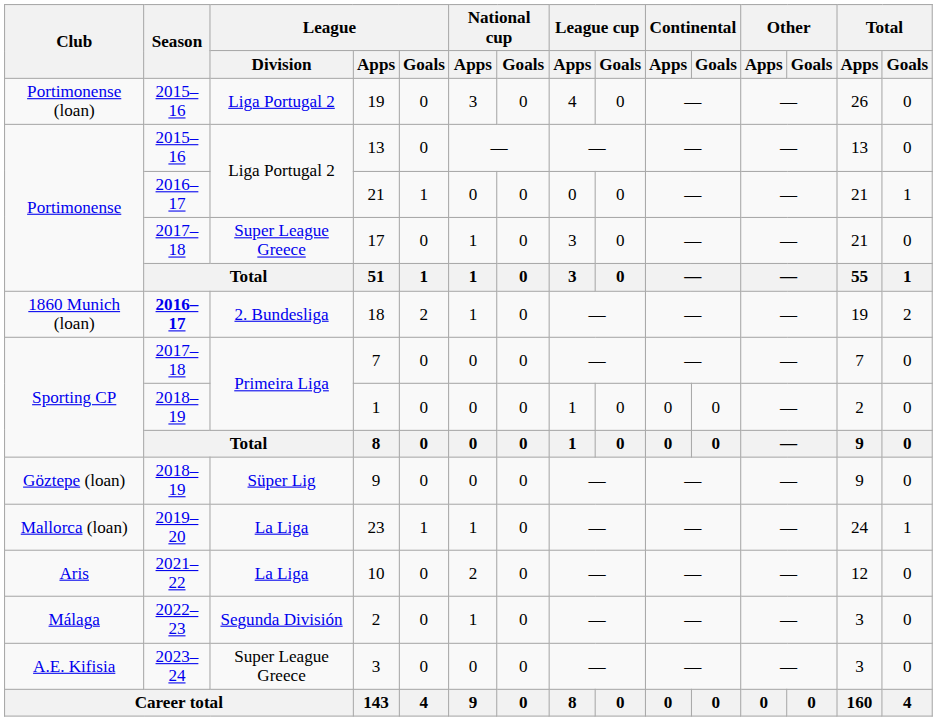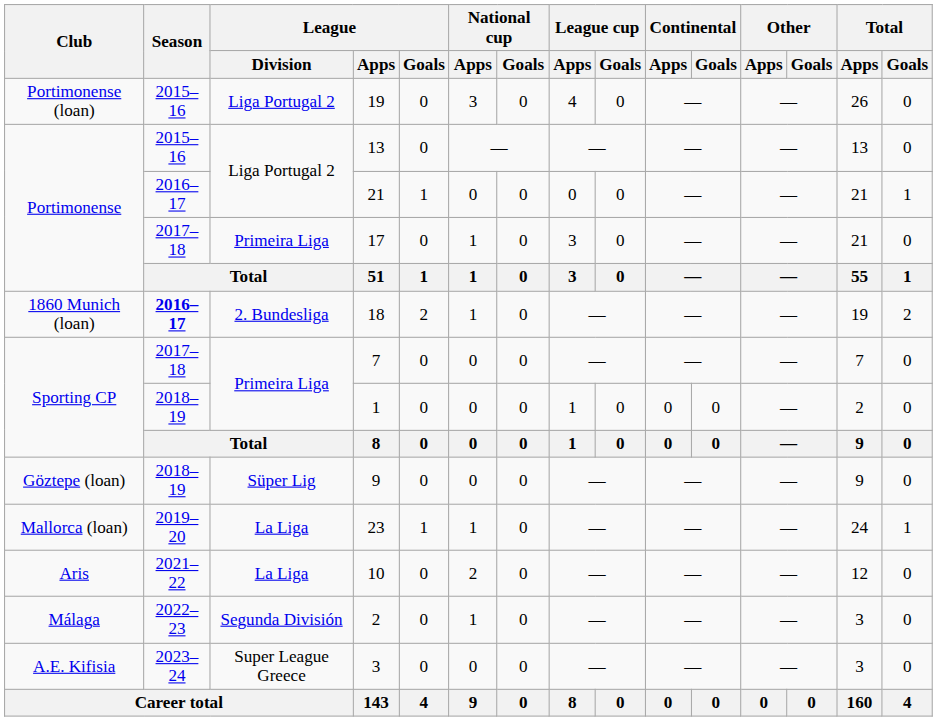(282, 240) Super League Greece -> (282, 240) Primeira Liga
